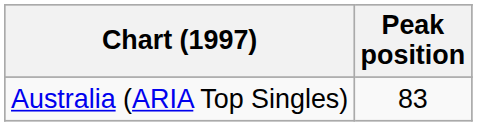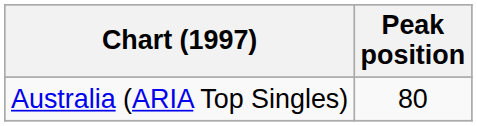(413, 98) 83 -> (413, 98) 80
